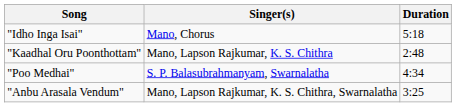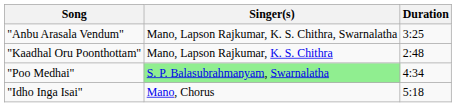rows swapped: (45, 34) <-> (66, 92)
(238, 73) no background -> (238, 73) lightgreen background
